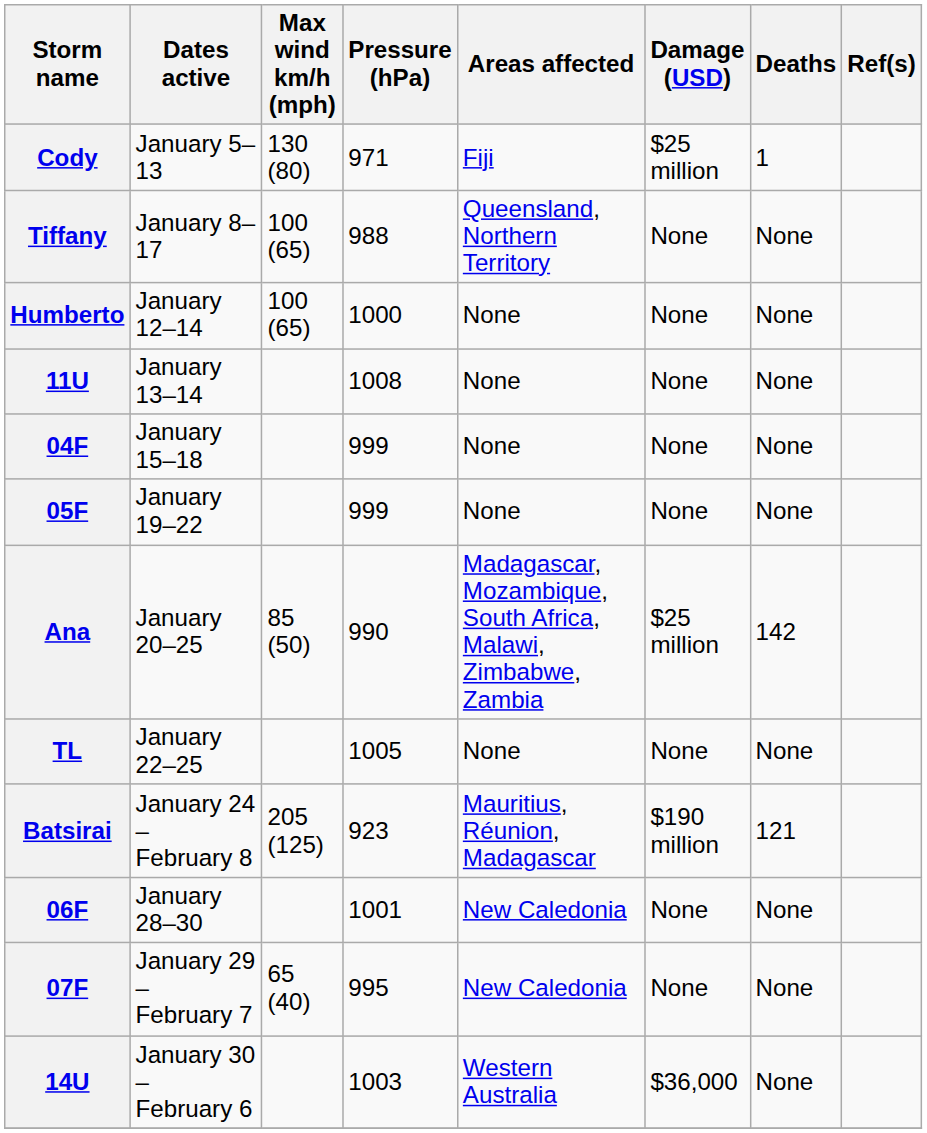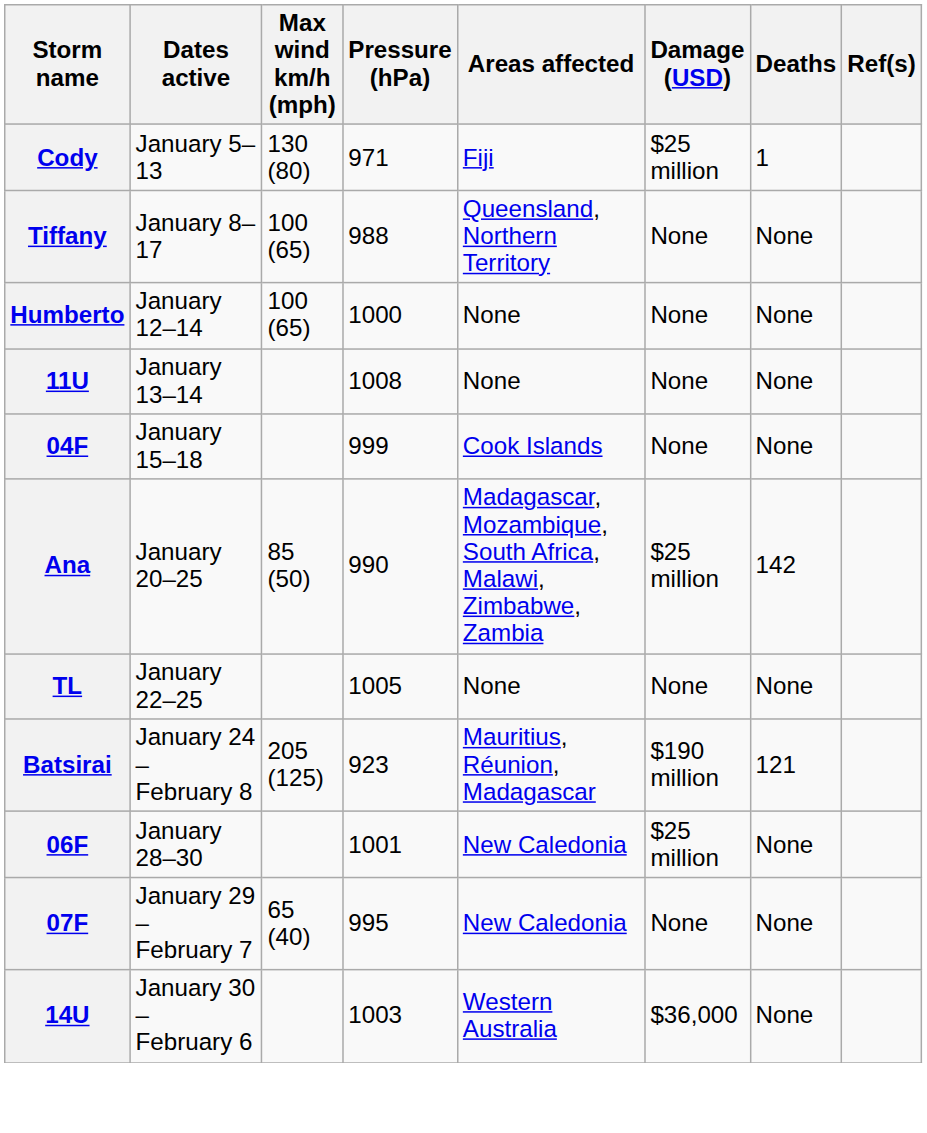(492, 446) None -> (533, 446) Cook Islands
- row: (67, 511)
(679, 909) None -> (685, 844) $25 million
